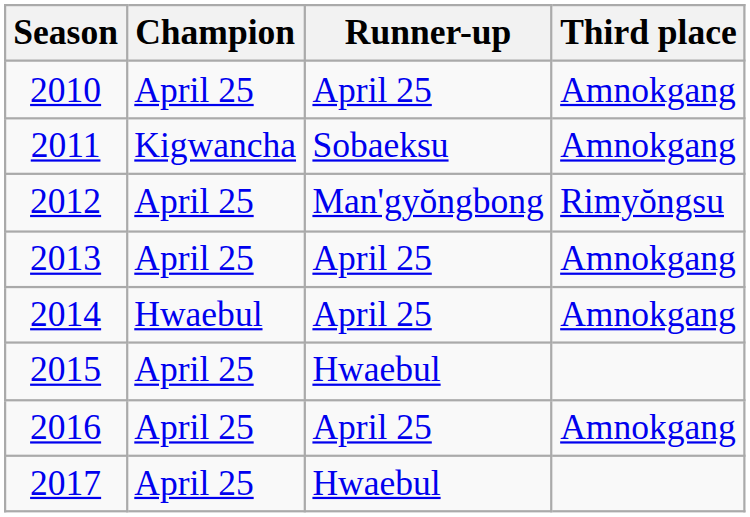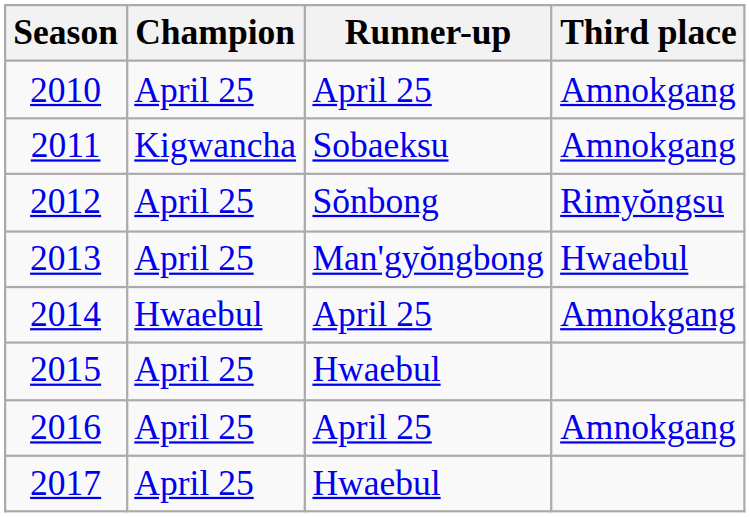(428, 201) Man'gyŏngbong -> (376, 201) Sŏnbong
(372, 257) April 25 -> (428, 257) Man'gyŏngbong
(648, 257) Amnokgang -> (624, 257) Hwaebul
